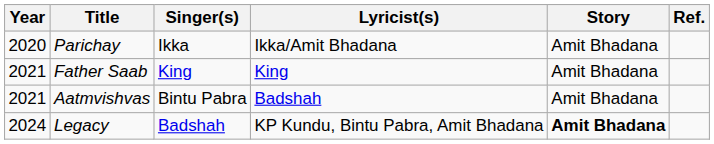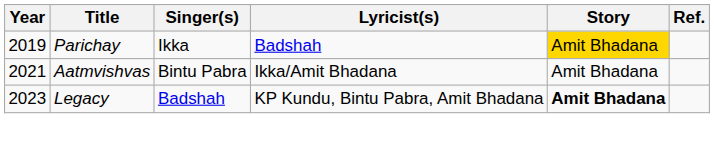(27, 44) 2020 -> (27, 44) 2019
(326, 44) Ikka/Amit Bhadana -> (288, 44) Badshah
(605, 44) no background -> (605, 44) gold background
- row: (101, 71)
(288, 98) Badshah -> (326, 71) Ikka/Amit Bhadana
(27, 125) 2024 -> (27, 98) 2023
